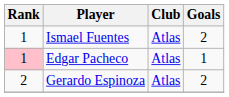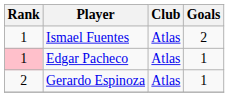(204, 80) 2 -> (204, 80) 1
